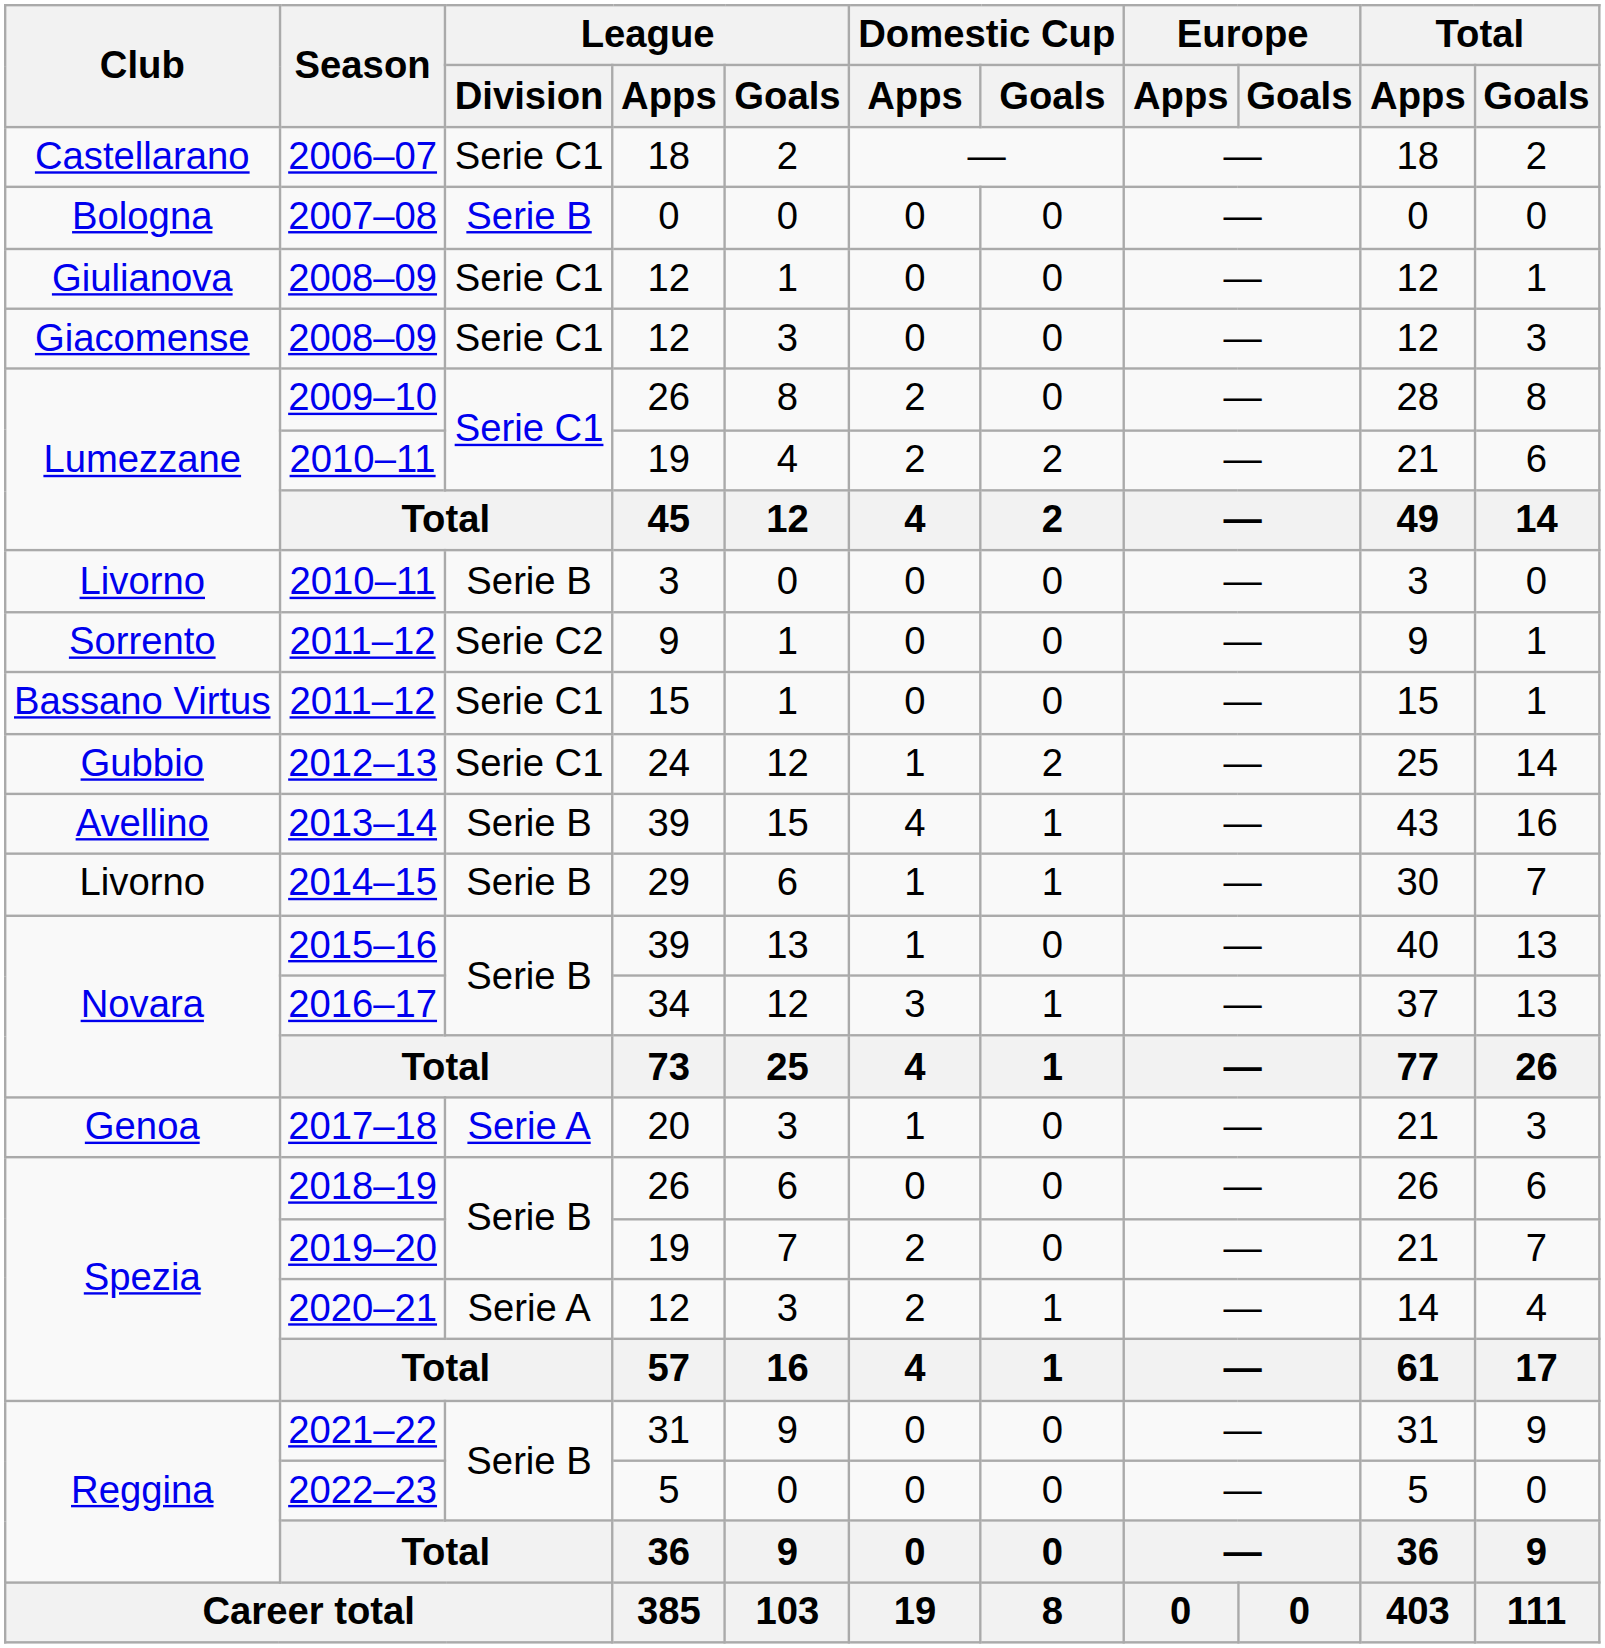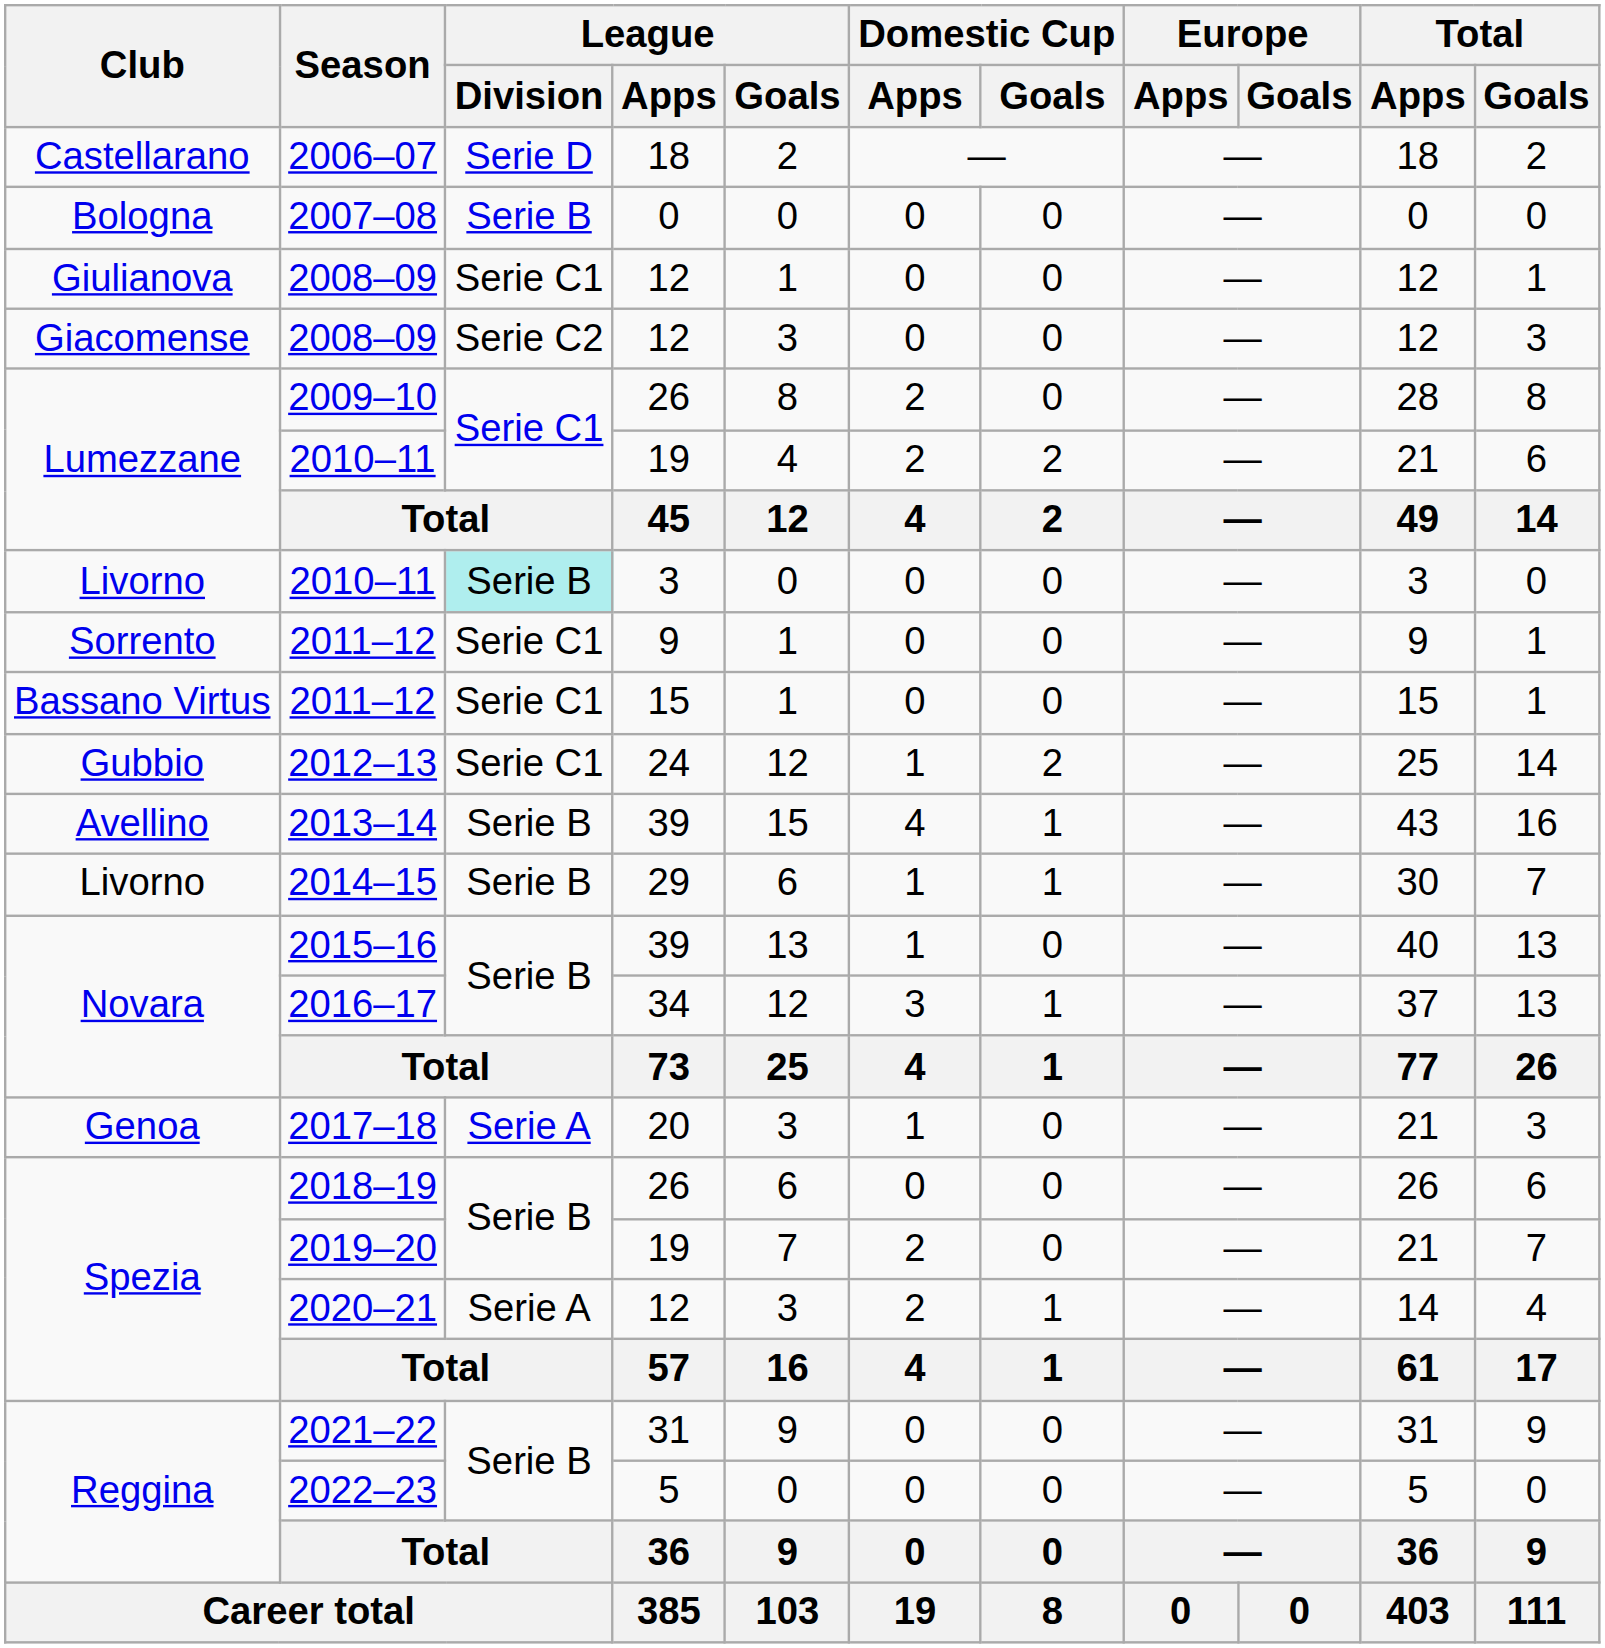(529, 156) Serie C1 -> (529, 156) Serie D
(529, 338) Serie C1 -> (529, 338) Serie C2
(529, 580) no background -> (529, 580) paleturquoise background
(529, 641) Serie C2 -> (529, 641) Serie C1
